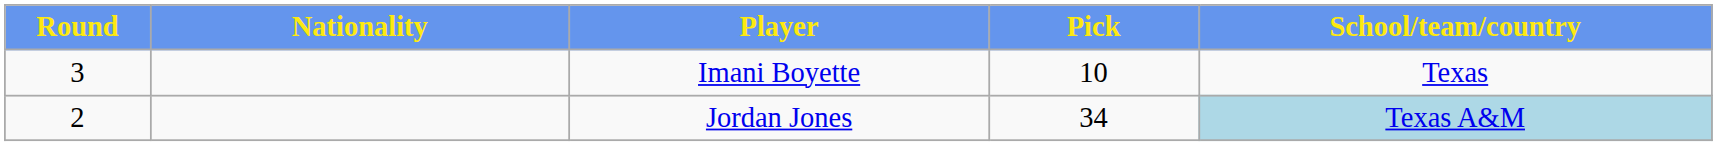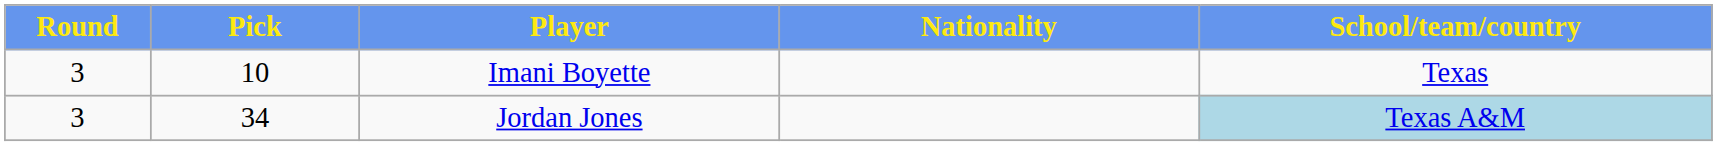columns swapped: (1094, 27) <-> (360, 27)
(77, 117) 2 -> (77, 117) 3
